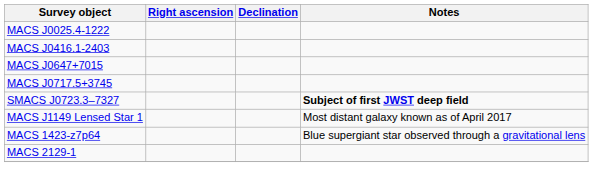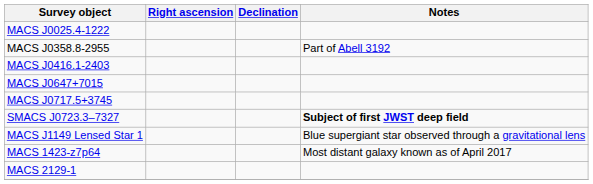+ row: (58, 48)
(407, 118) Most distant galaxy known as of April 2017 -> (444, 135) Blue supergiant star observed through a gravitational lens
(444, 135) Blue supergiant star observed through a gravitational lens -> (407, 153) Most distant galaxy known as of April 2017
